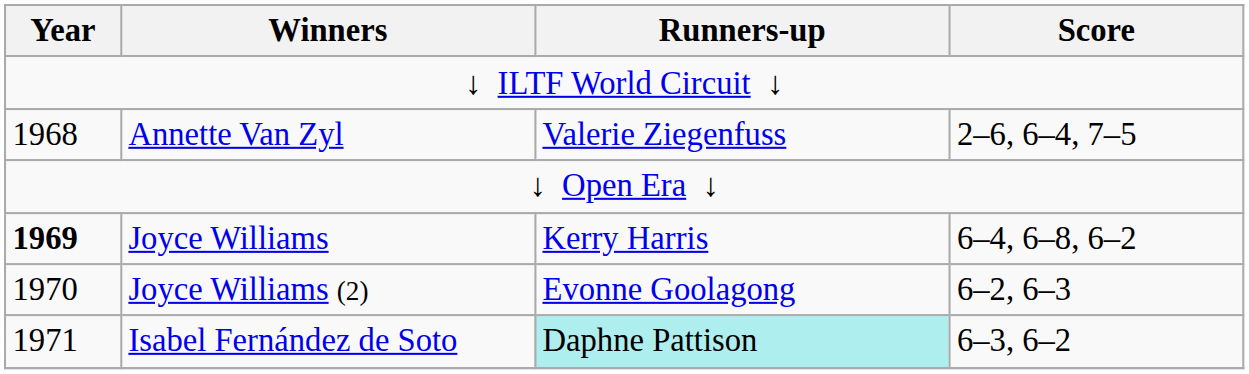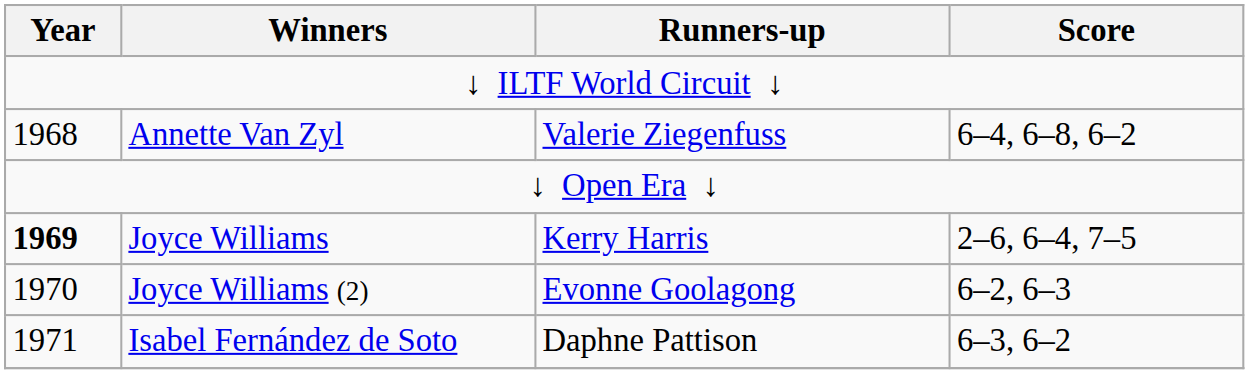(1047, 133) 2–6, 6–4, 7–5 -> (1047, 133) 6–4, 6–8, 6–2
(1047, 237) 6–4, 6–8, 6–2 -> (1047, 237) 2–6, 6–4, 7–5
(650, 340) paleturquoise background -> (650, 340) no background
